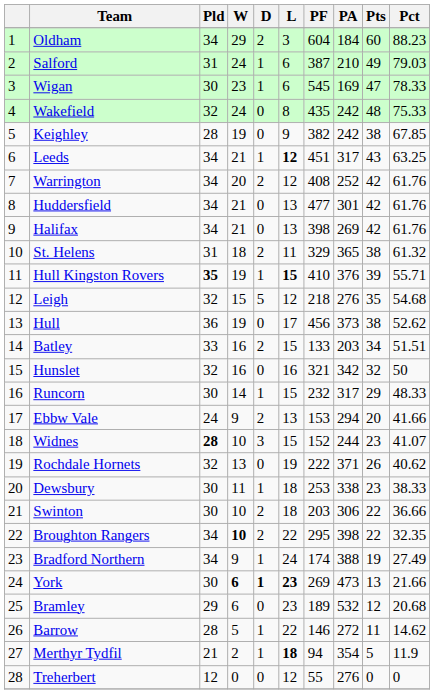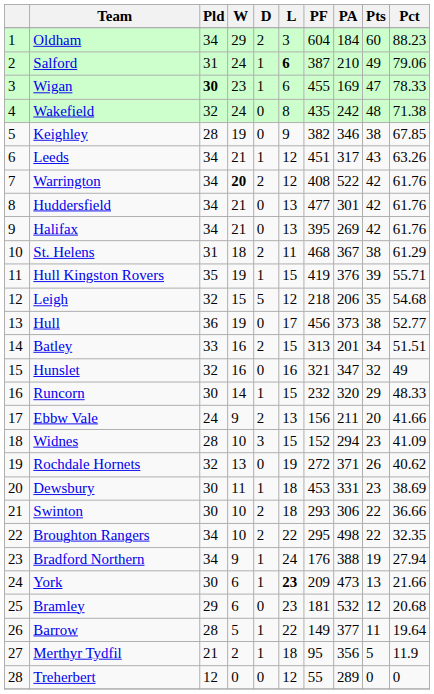(286, 63) normal -> (286, 63) bold
(409, 63) 79.03 -> (409, 63) 79.06
(210, 87) normal -> (210, 87) bold
(319, 87) 545 -> (319, 87) 455
(409, 110) 75.33 -> (409, 110) 71.38
(348, 134) 242 -> (348, 134) 346
(290, 157) bold -> (290, 157) normal
(409, 157) 63.25 -> (409, 157) 63.26
(239, 181) normal -> (239, 181) bold
(348, 181) 252 -> (348, 181) 522
(319, 228) 398 -> (319, 228) 395
(319, 252) 329 -> (319, 252) 468
(348, 252) 365 -> (348, 252) 367
(409, 252) 61.32 -> (409, 252) 61.29
(210, 275) bold -> (210, 275) normal
(290, 275) bold -> (290, 275) normal
(319, 275) 410 -> (319, 275) 419
(348, 299) 276 -> (348, 299) 206
(409, 323) 52.62 -> (409, 323) 52.77
(319, 346) 133 -> (319, 346) 313
(348, 346) 203 -> (348, 346) 201
(348, 370) 342 -> (348, 370) 347
(400, 370) 50 -> (400, 370) 49
(348, 393) 317 -> (348, 393) 320
(319, 417) 153 -> (319, 417) 156
(348, 417) 294 -> (348, 417) 211
(210, 441) bold -> (210, 441) normal
(348, 441) 244 -> (348, 441) 294
(409, 441) 41.07 -> (409, 441) 41.09
(319, 464) 222 -> (319, 464) 272
(319, 488) 253 -> (319, 488) 453
(348, 488) 338 -> (348, 488) 331
(409, 488) 38.33 -> (409, 488) 38.69
(319, 511) 203 -> (319, 511) 293
(239, 535) bold -> (239, 535) normal
(348, 535) 398 -> (348, 535) 498
(319, 559) 174 -> (319, 559) 176
(409, 559) 27.49 -> (409, 559) 27.94
(235, 582) bold -> (235, 582) normal
(261, 582) bold -> (261, 582) normal
(319, 582) 269 -> (319, 582) 209
(319, 606) 189 -> (319, 606) 181
(319, 629) 146 -> (319, 629) 149
(348, 629) 272 -> (348, 629) 377
(409, 629) 14.62 -> (409, 629) 19.64
(290, 653) bold -> (290, 653) normal
(315, 653) 94 -> (315, 653) 95
(348, 653) 354 -> (348, 653) 356
(348, 677) 276 -> (348, 677) 289
